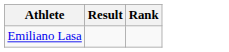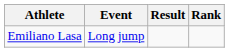+ column: (116, 15)
